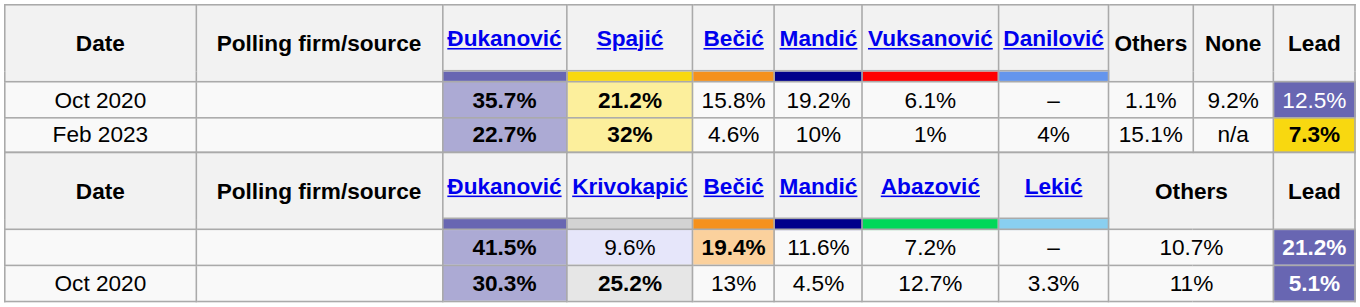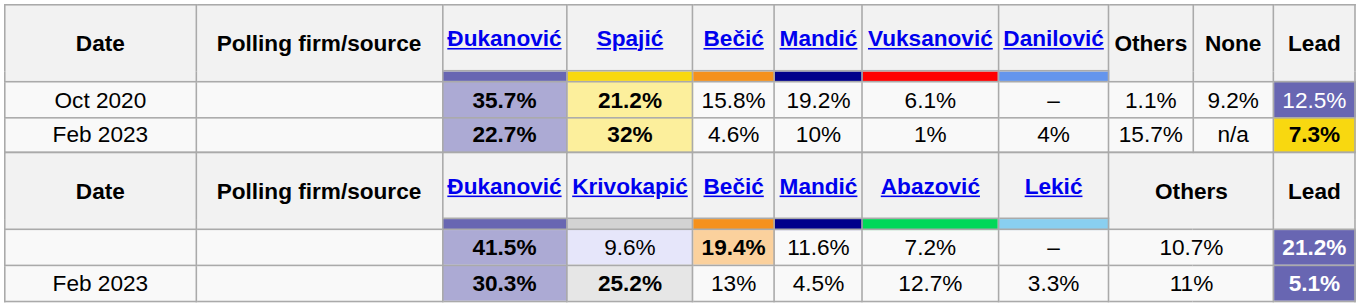(1151, 135) 15.1% -> (1151, 135) 15.7%
(100, 283) Oct 2020 -> (100, 283) Feb 2023
